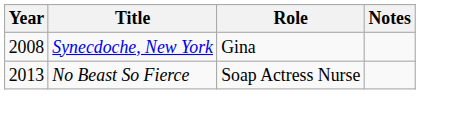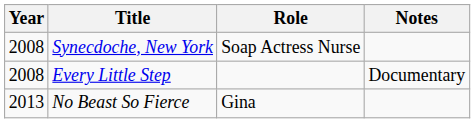(238, 46) Gina -> (291, 46) Soap Actress Nurse
+ row: (112, 74)
(291, 74) Soap Actress Nurse -> (238, 103) Gina
